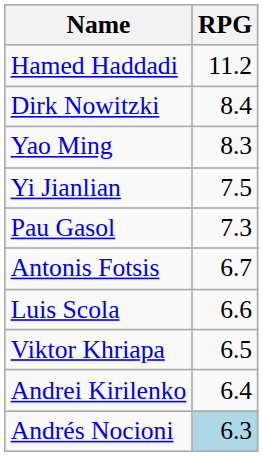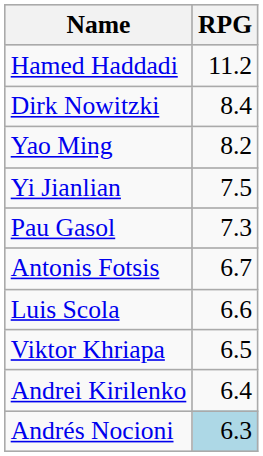(236, 146) 8.3 -> (236, 146) 8.2
